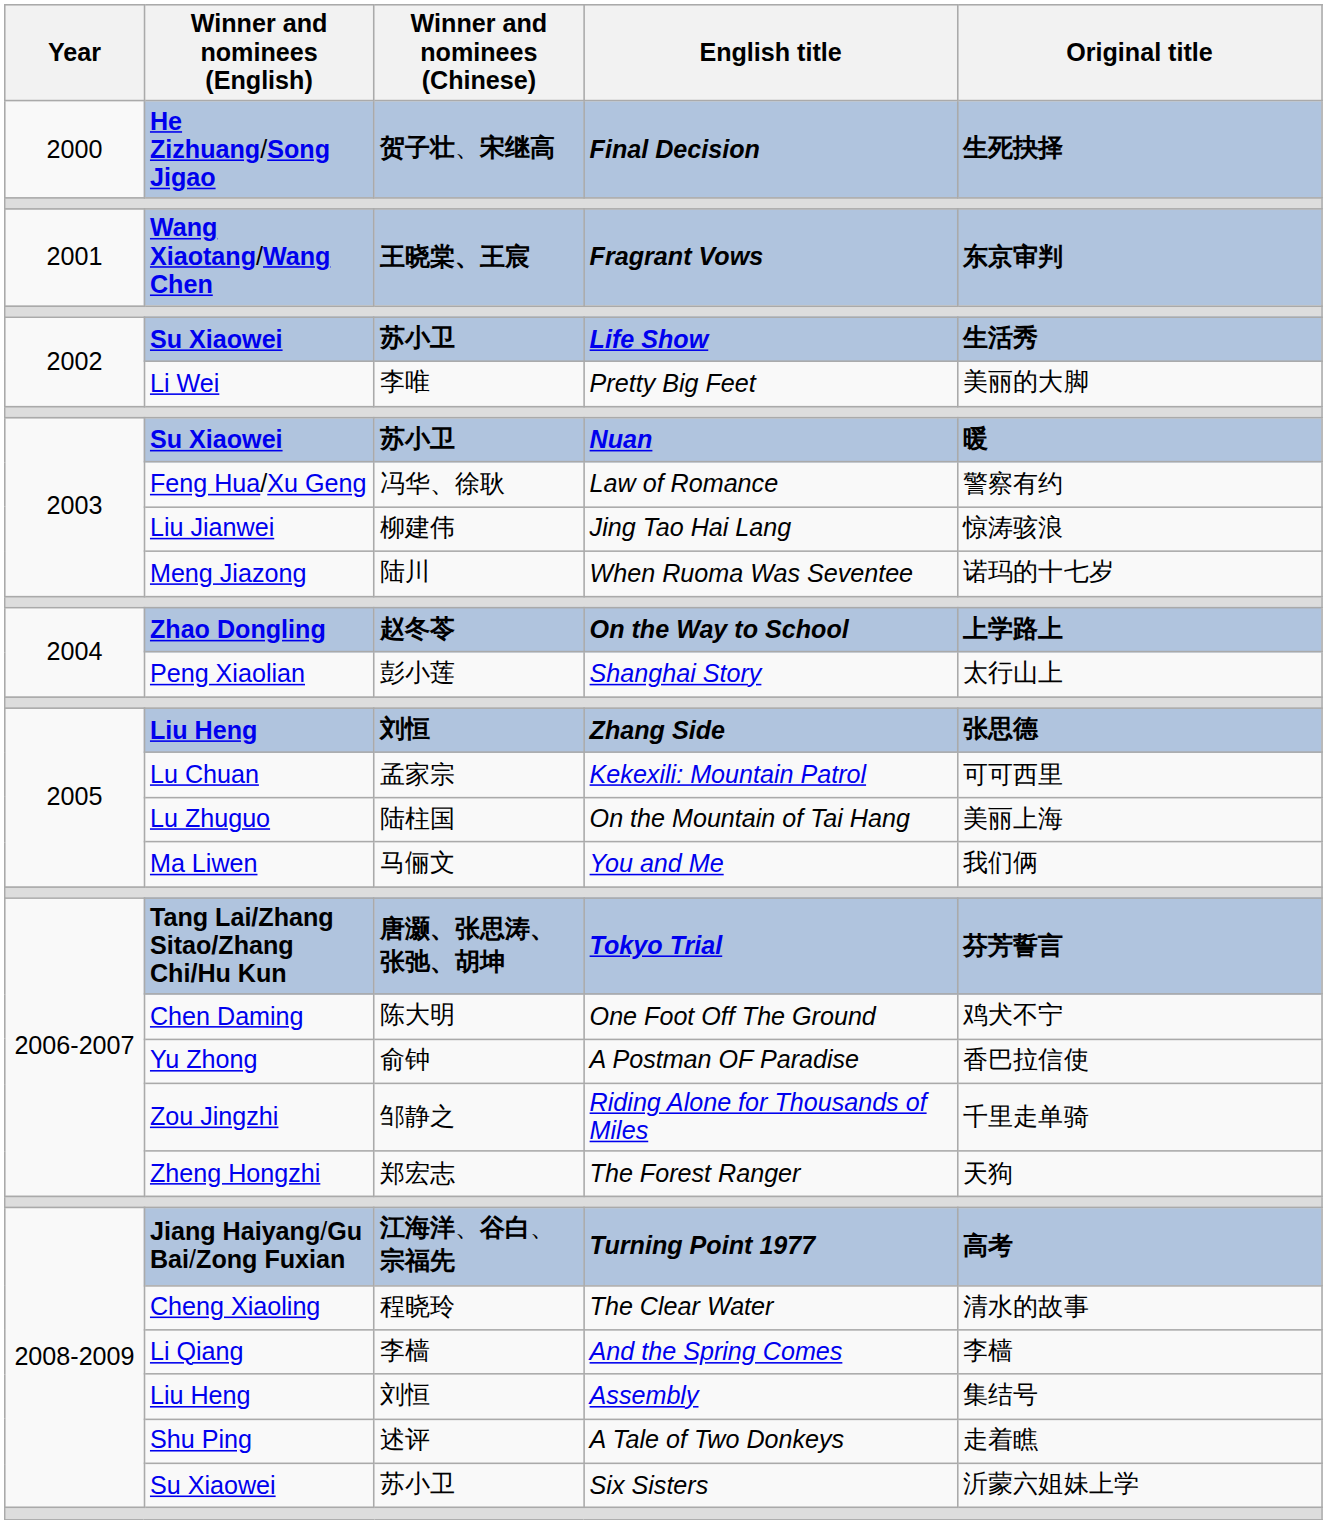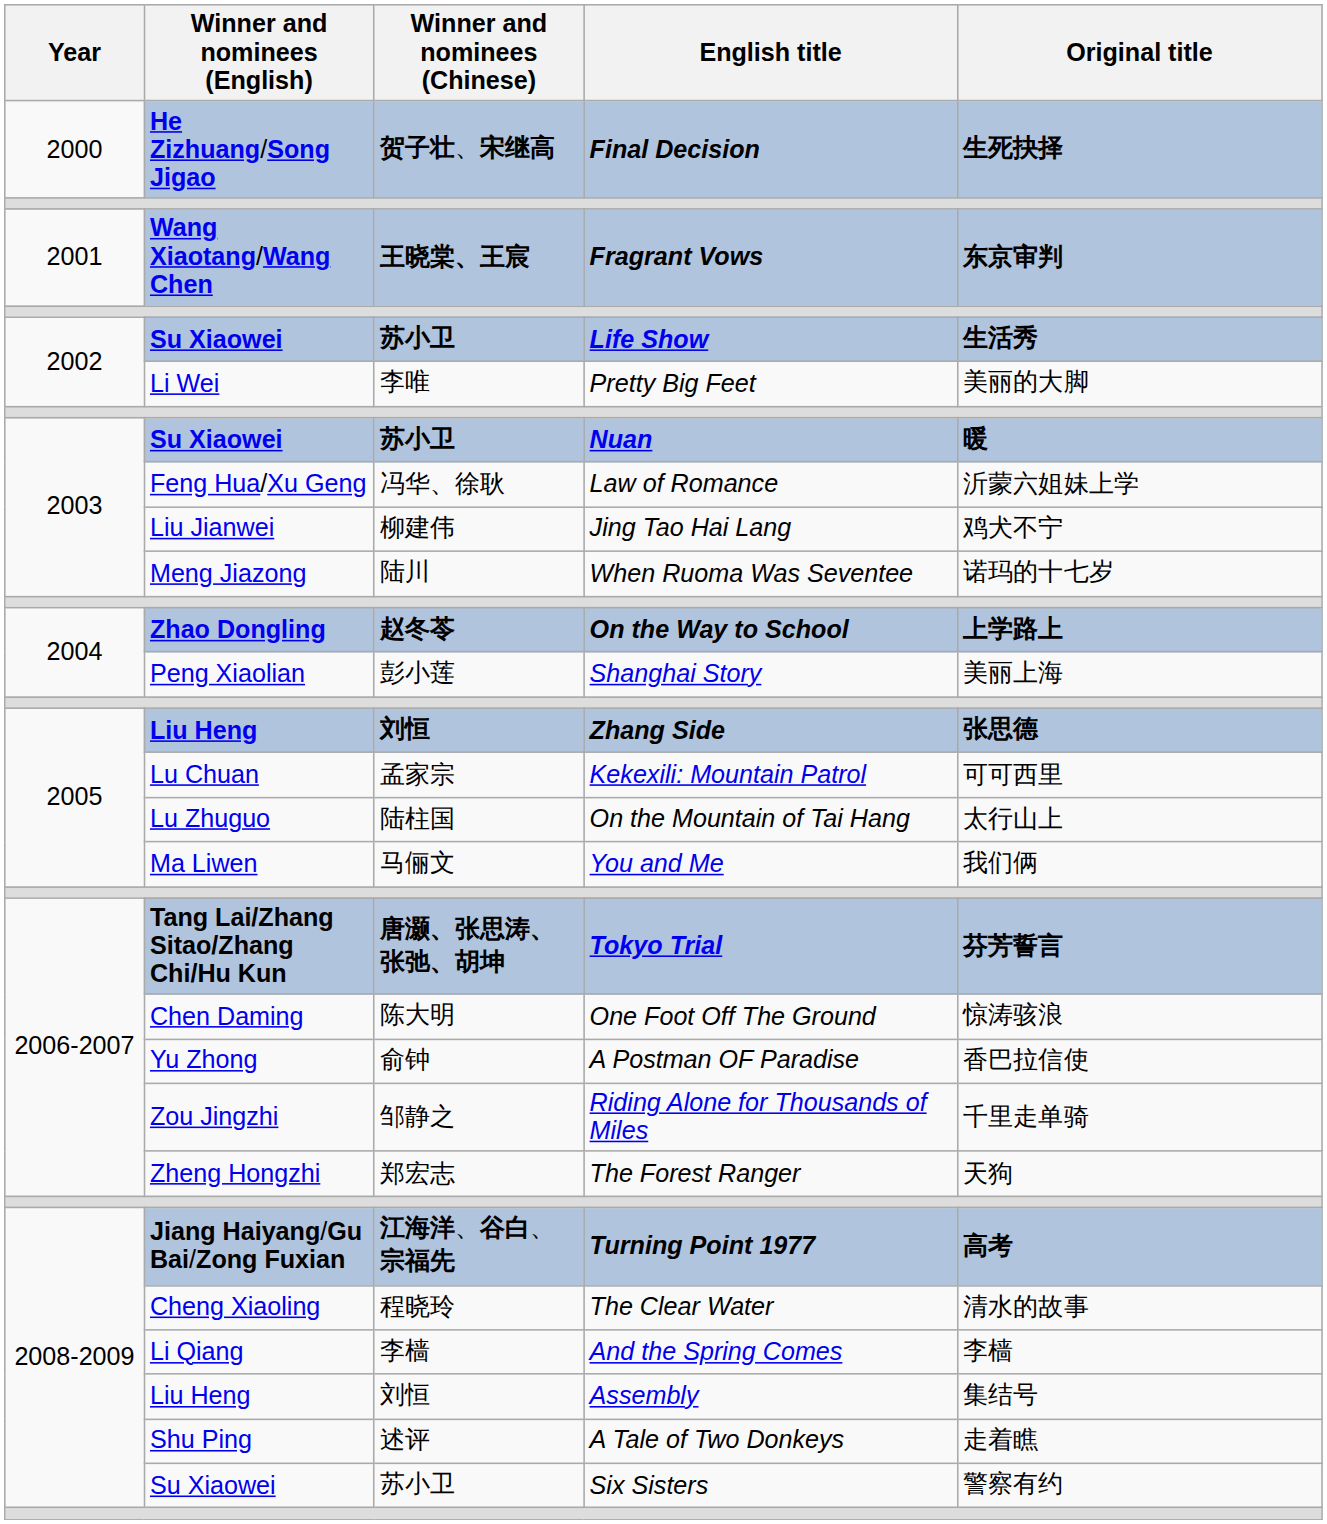(1013, 483) 警察有约 -> (1051, 483) 沂蒙六姐妹上学
(1013, 527) 惊涛骇浪 -> (1013, 527) 鸡犬不宁
(1013, 673) 太行山上 -> (1013, 673) 美丽上海
(1013, 818) 美丽上海 -> (1013, 818) 太行山上
(1013, 1015) 鸡犬不宁 -> (1013, 1015) 惊涛骇浪
(1051, 1484) 沂蒙六姐妹上学 -> (1013, 1484) 警察有约
